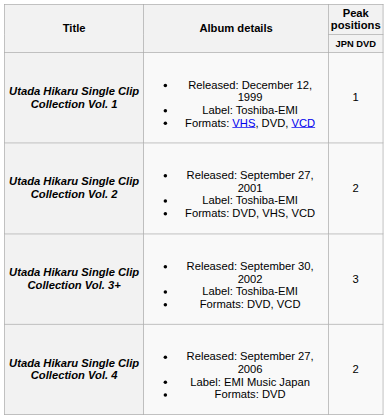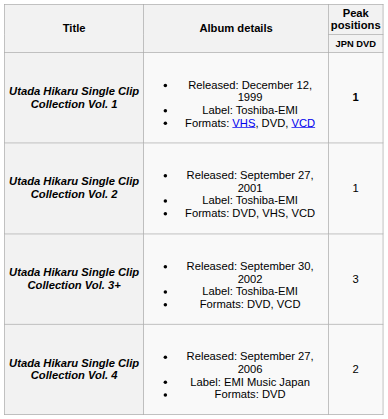(356, 97) normal -> (356, 97) bold
(356, 188) 2 -> (356, 188) 1
